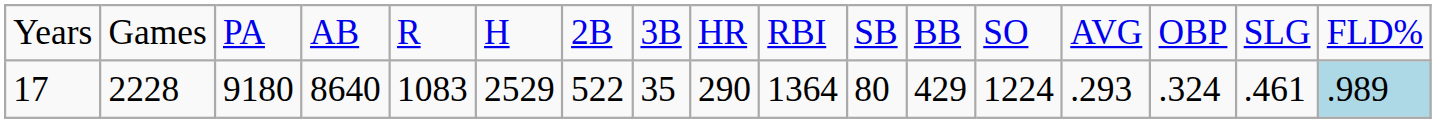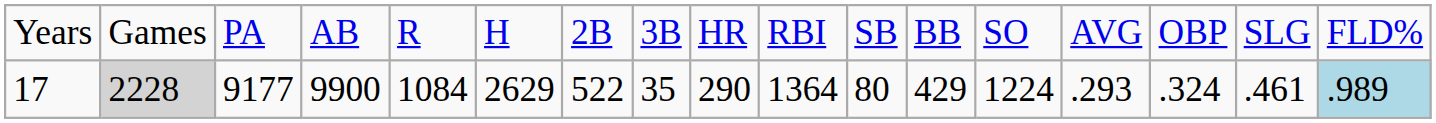(144, 88) no background -> (144, 88) lightgrey background
(258, 88) 9180 -> (258, 88) 9177
(345, 88) 8640 -> (345, 88) 9900
(432, 88) 1083 -> (432, 88) 1084
(519, 88) 2529 -> (519, 88) 2629
